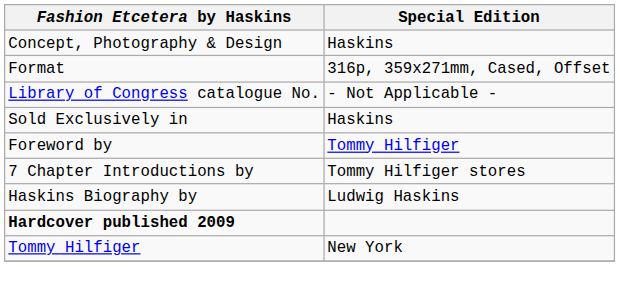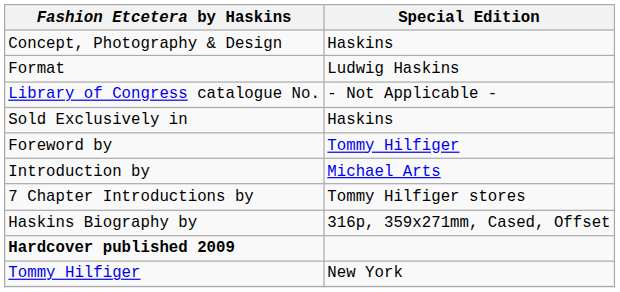(469, 69) 316p, 359x271mm, Cased, Offset -> (393, 69) Ludwig Haskins
+ row: (79, 171)
(393, 197) Ludwig Haskins -> (469, 223) 316p, 359x271mm, Cased, Offset
